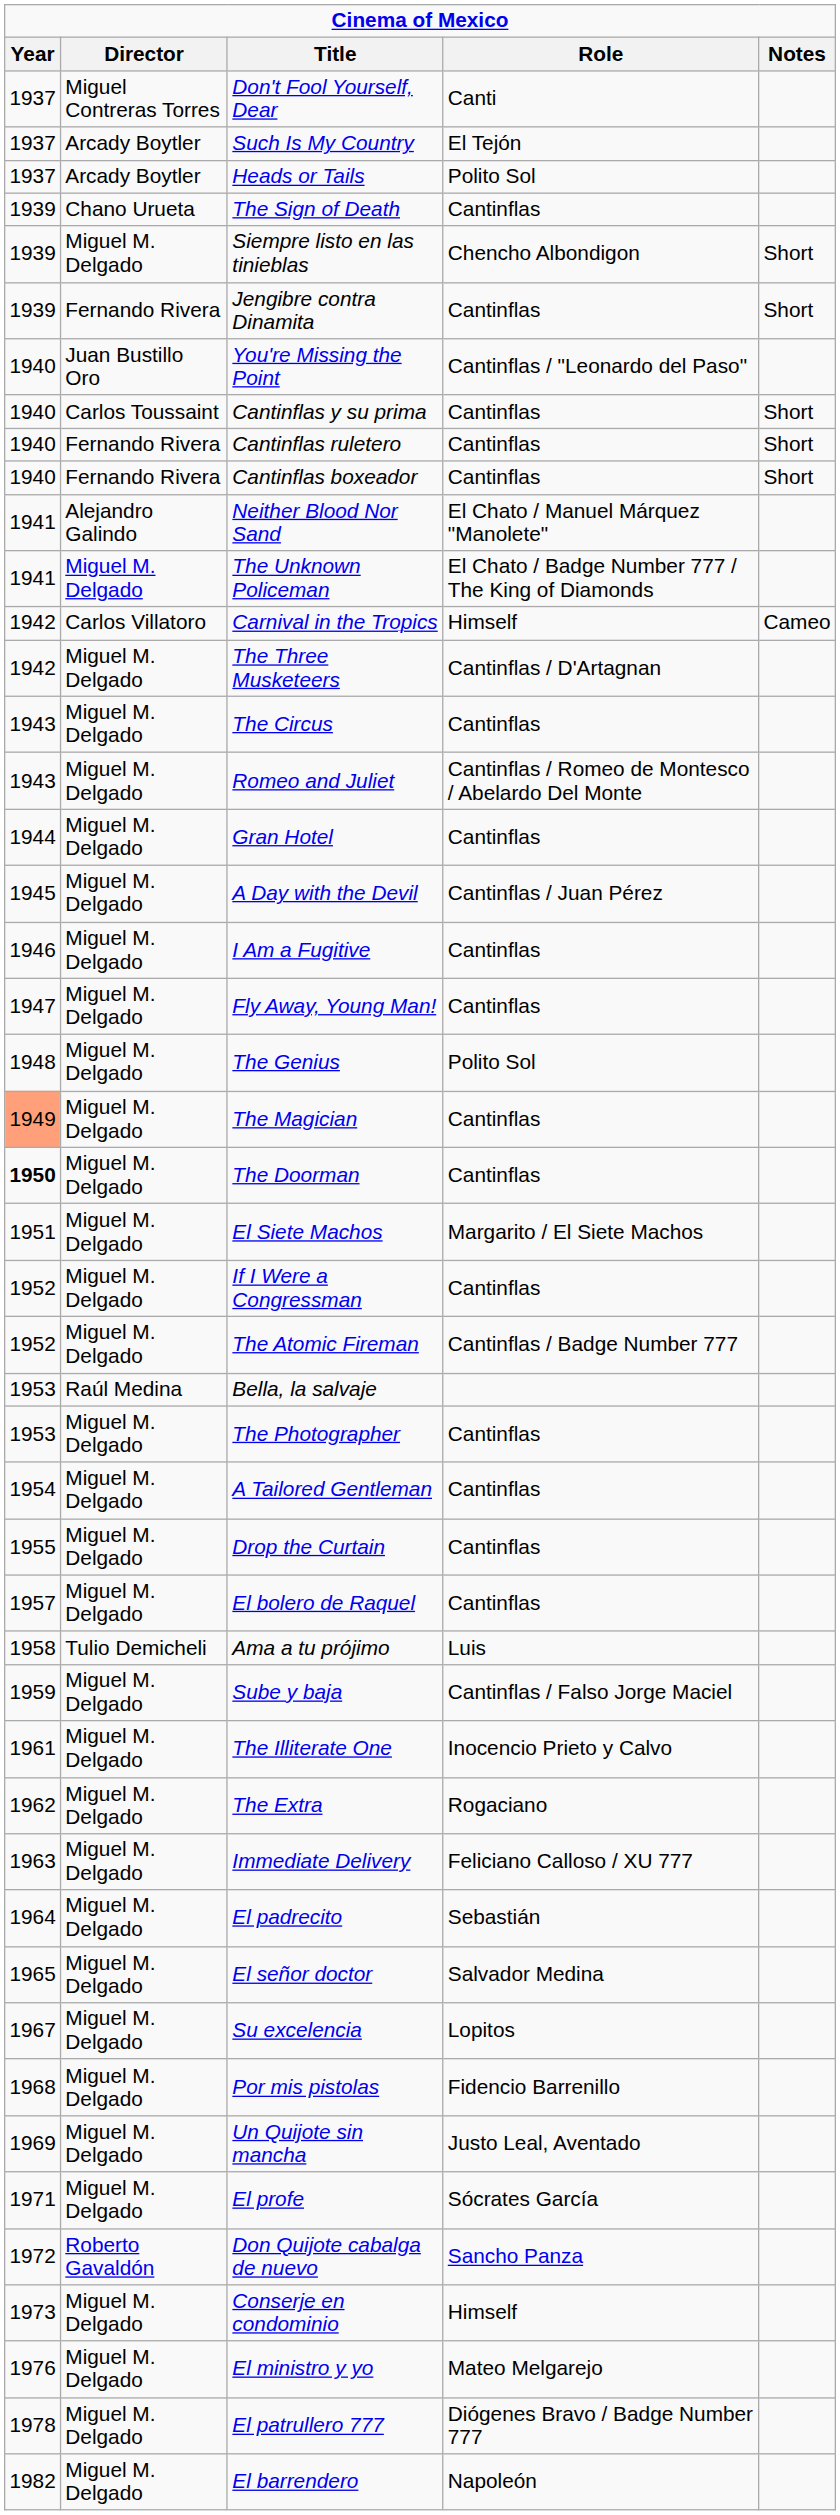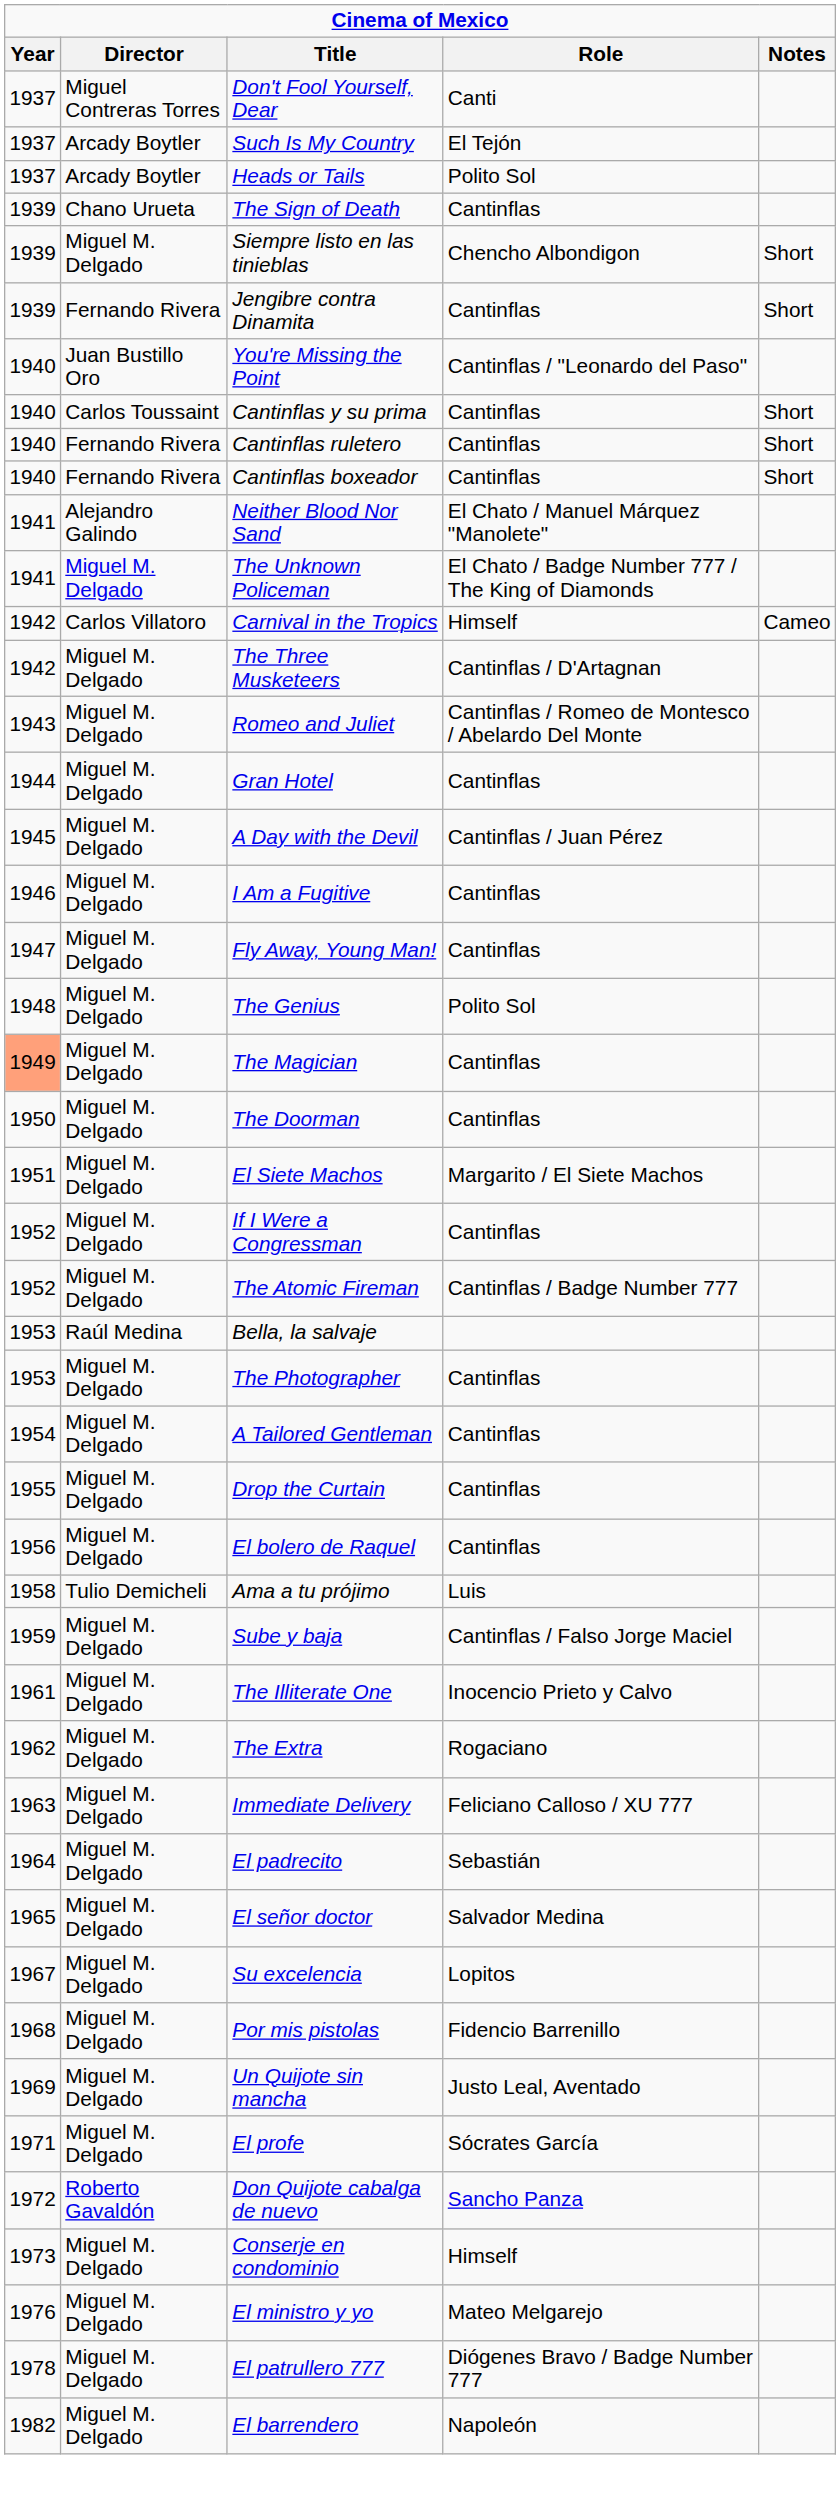- row: (283, 724)
(33, 1175) bold -> (33, 1119) normal
(33, 1603) 1957 -> (33, 1546) 1956
